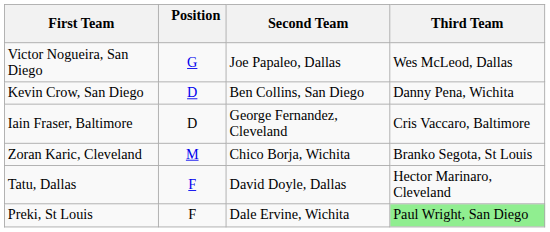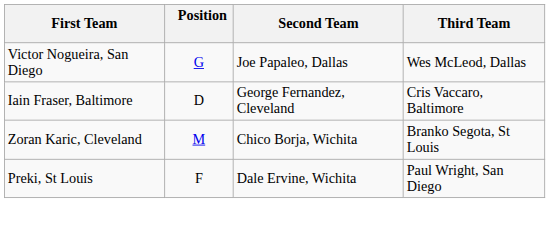- row: (76, 92)
- row: (42, 184)
(461, 215) lightgreen background -> (455, 178) no background
